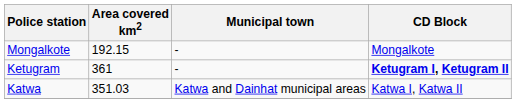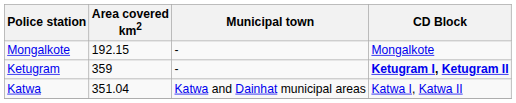(102, 69) 361 -> (102, 69) 359
(110, 88) 351.03 -> (110, 88) 351.04
